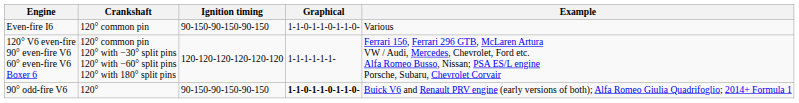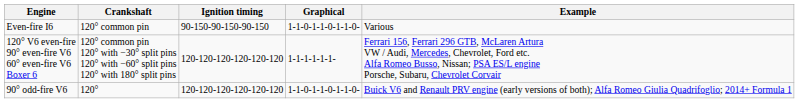(225, 90) 90-150-90-150-90-150 -> (232, 90) 120-120-120-120-120-120
(324, 90) bold -> (324, 90) normal
